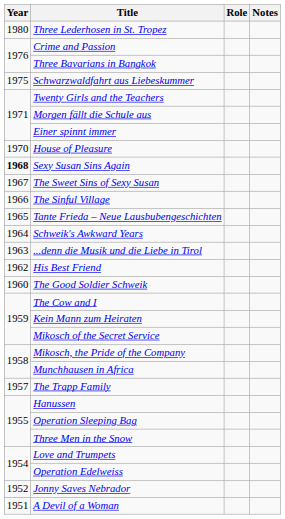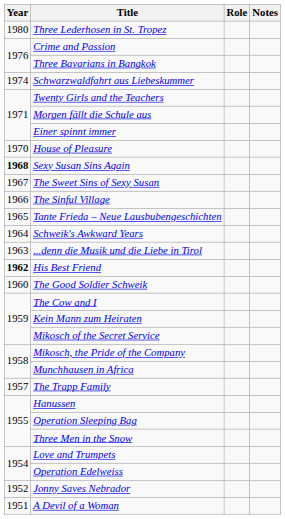(18, 81) 1975 -> (18, 81) 1974
(18, 268) normal -> (18, 268) bold
